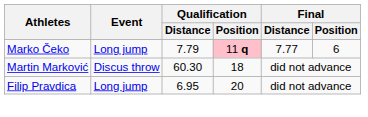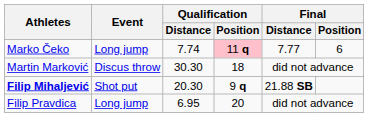(188, 49) 7.79 -> (188, 49) 7.74
(188, 67) 60.30 -> (188, 67) 30.30
+ row: (48, 86)
